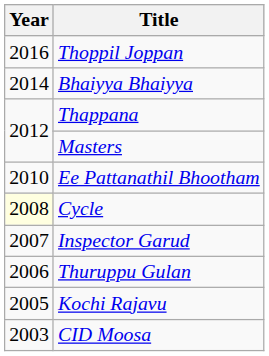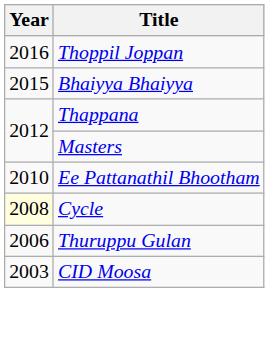(29, 83) 2014 -> (29, 83) 2015
- row: (124, 240)
- row: (112, 303)
